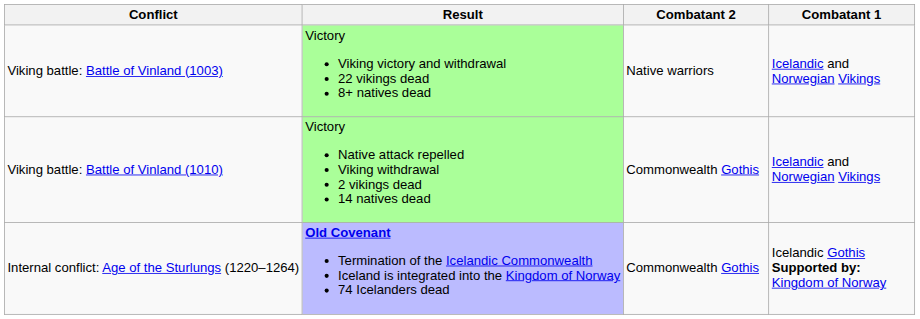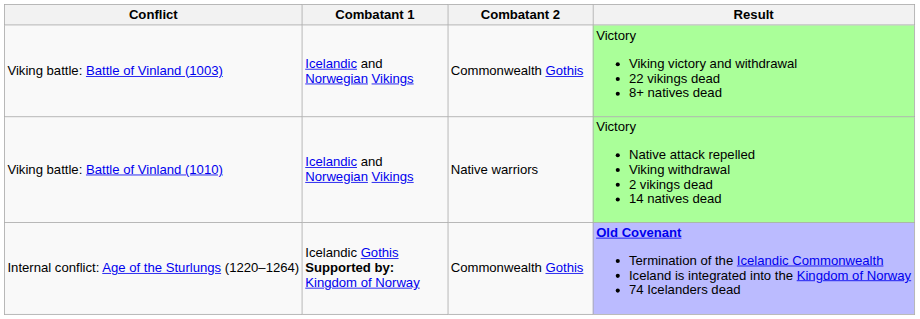columns swapped: (841, 14) <-> (463, 14)
(670, 70) Native warriors -> (517, 70) Commonwealth Gothis
(693, 169) Commonwealth Gothis -> (494, 169) Native warriors
